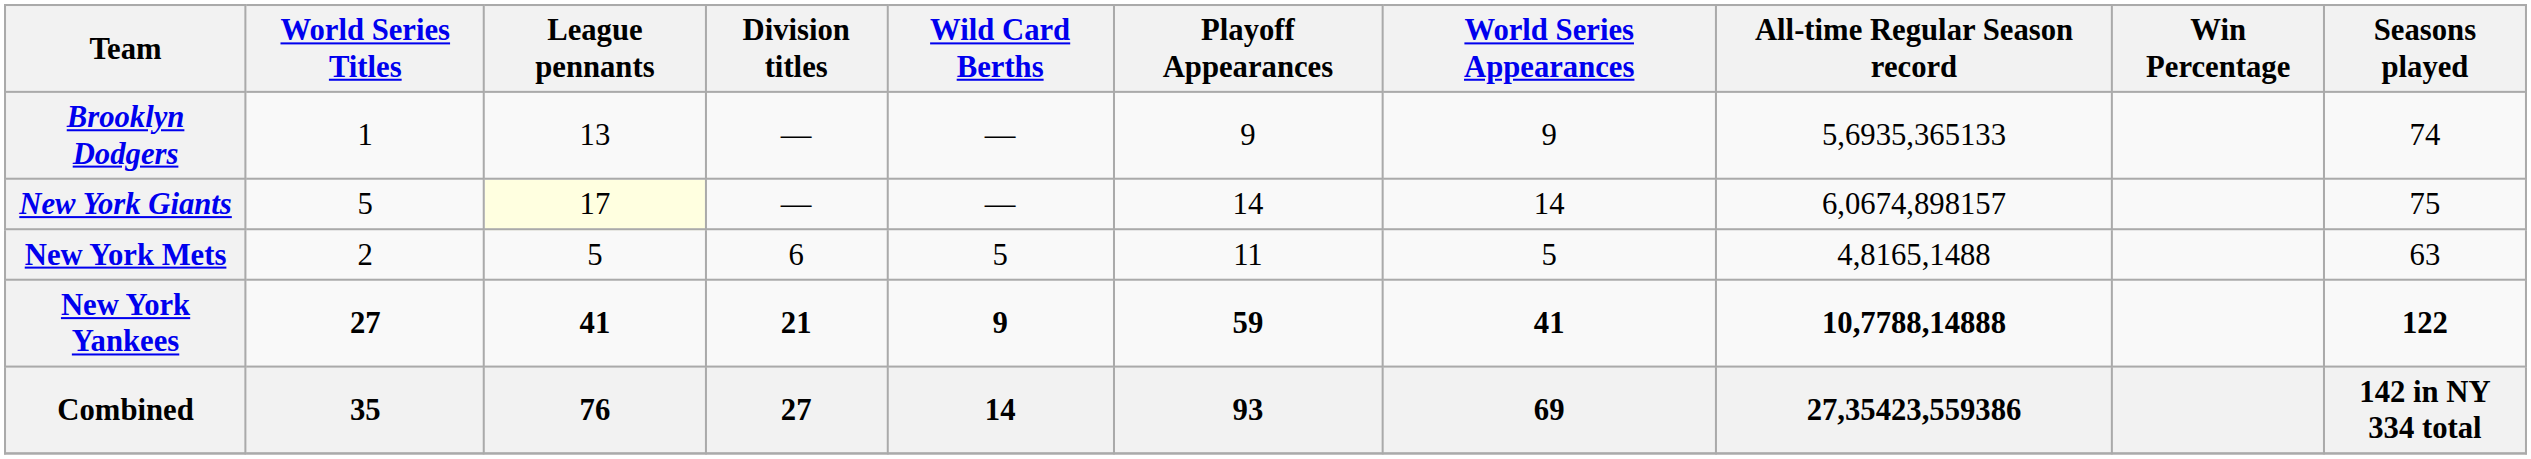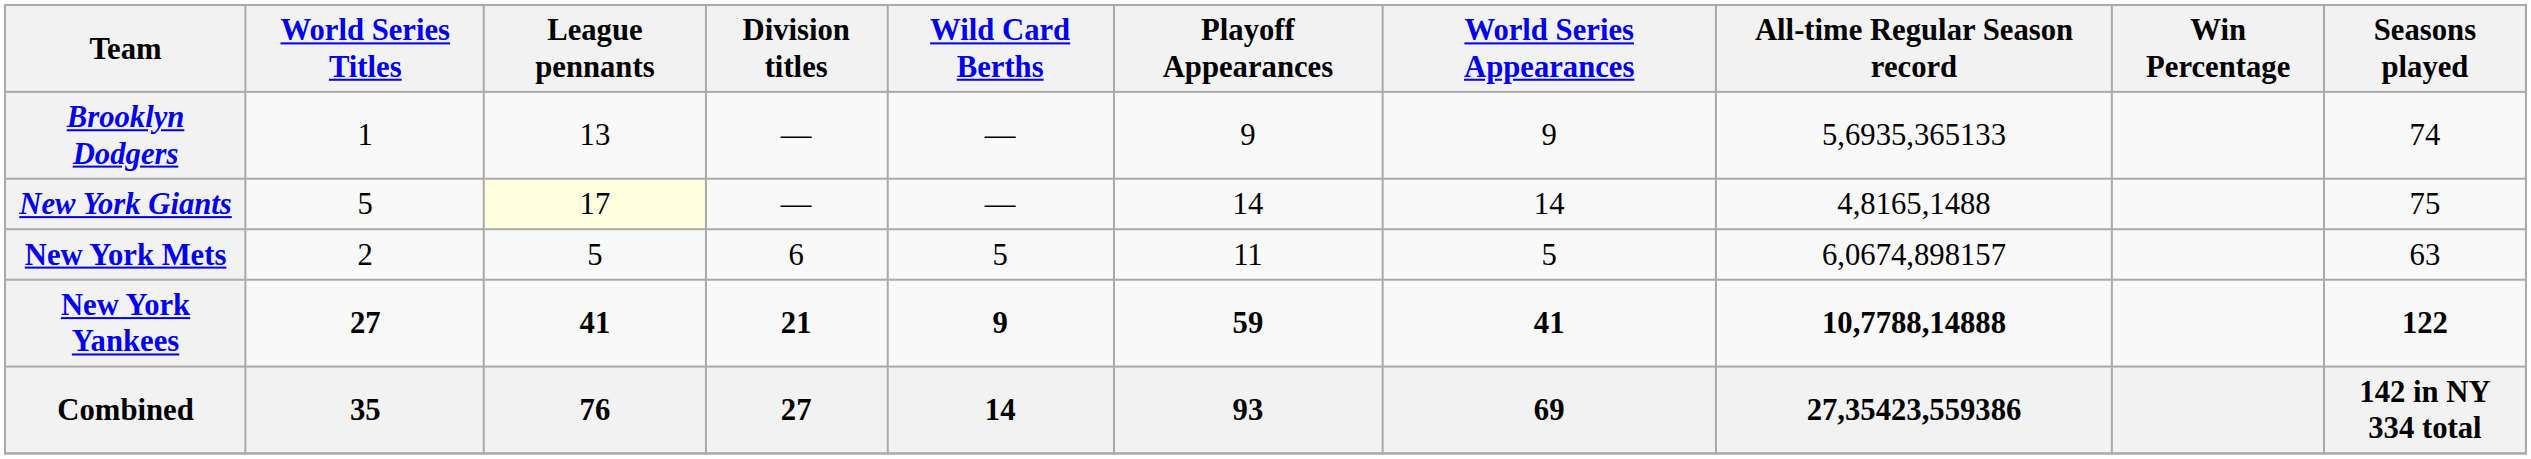(1914, 203) 6,0674,898157 -> (1914, 203) 4,8165,1488
(1914, 254) 4,8165,1488 -> (1914, 254) 6,0674,898157
